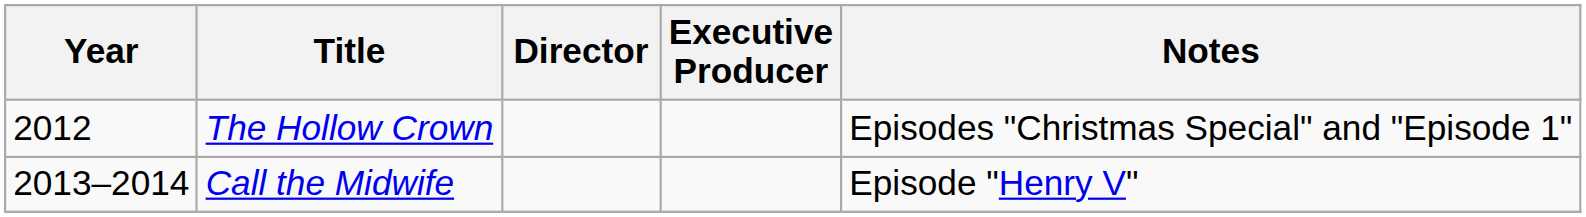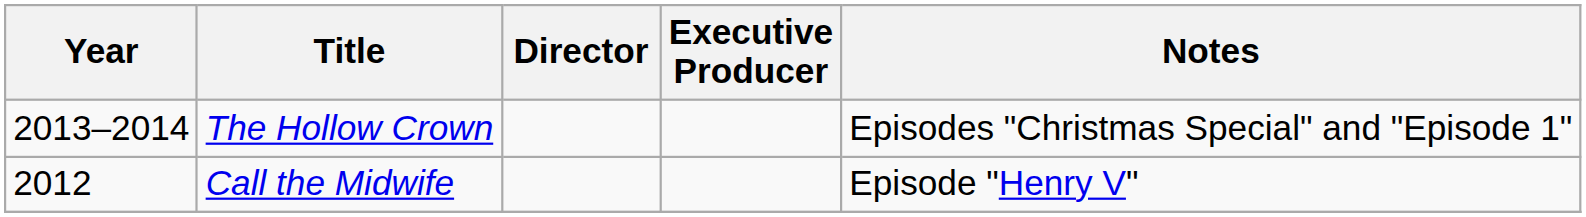(52, 127) 2012 -> (101, 127) 2013–2014
(101, 183) 2013–2014 -> (52, 183) 2012
